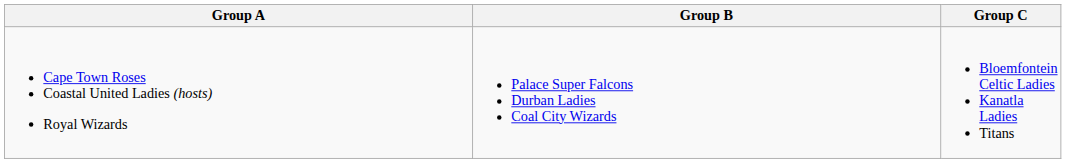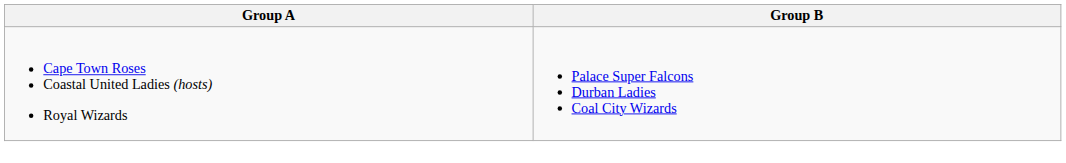- column: (1001, 15)
